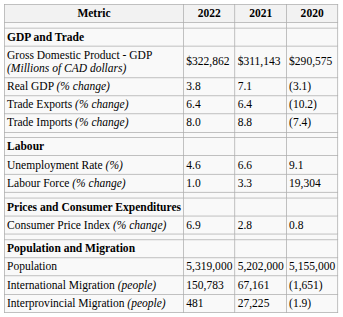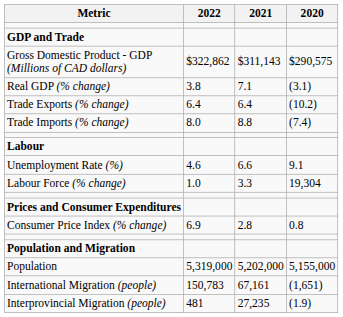(254, 303) 27,225 -> (254, 303) 27,235
